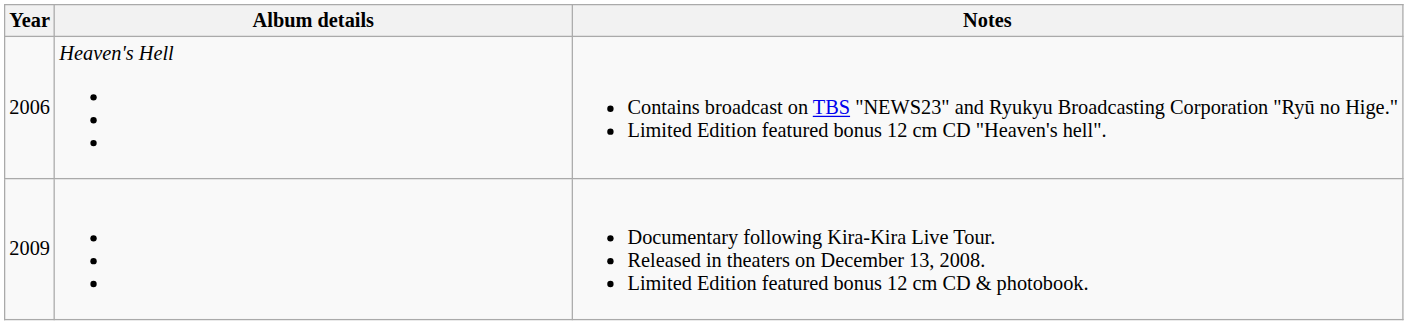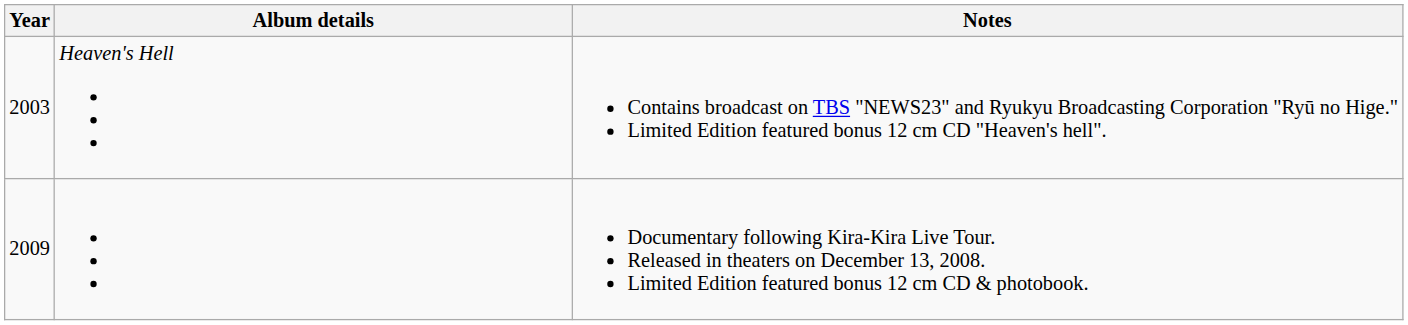(30, 107) 2006 -> (30, 107) 2003
